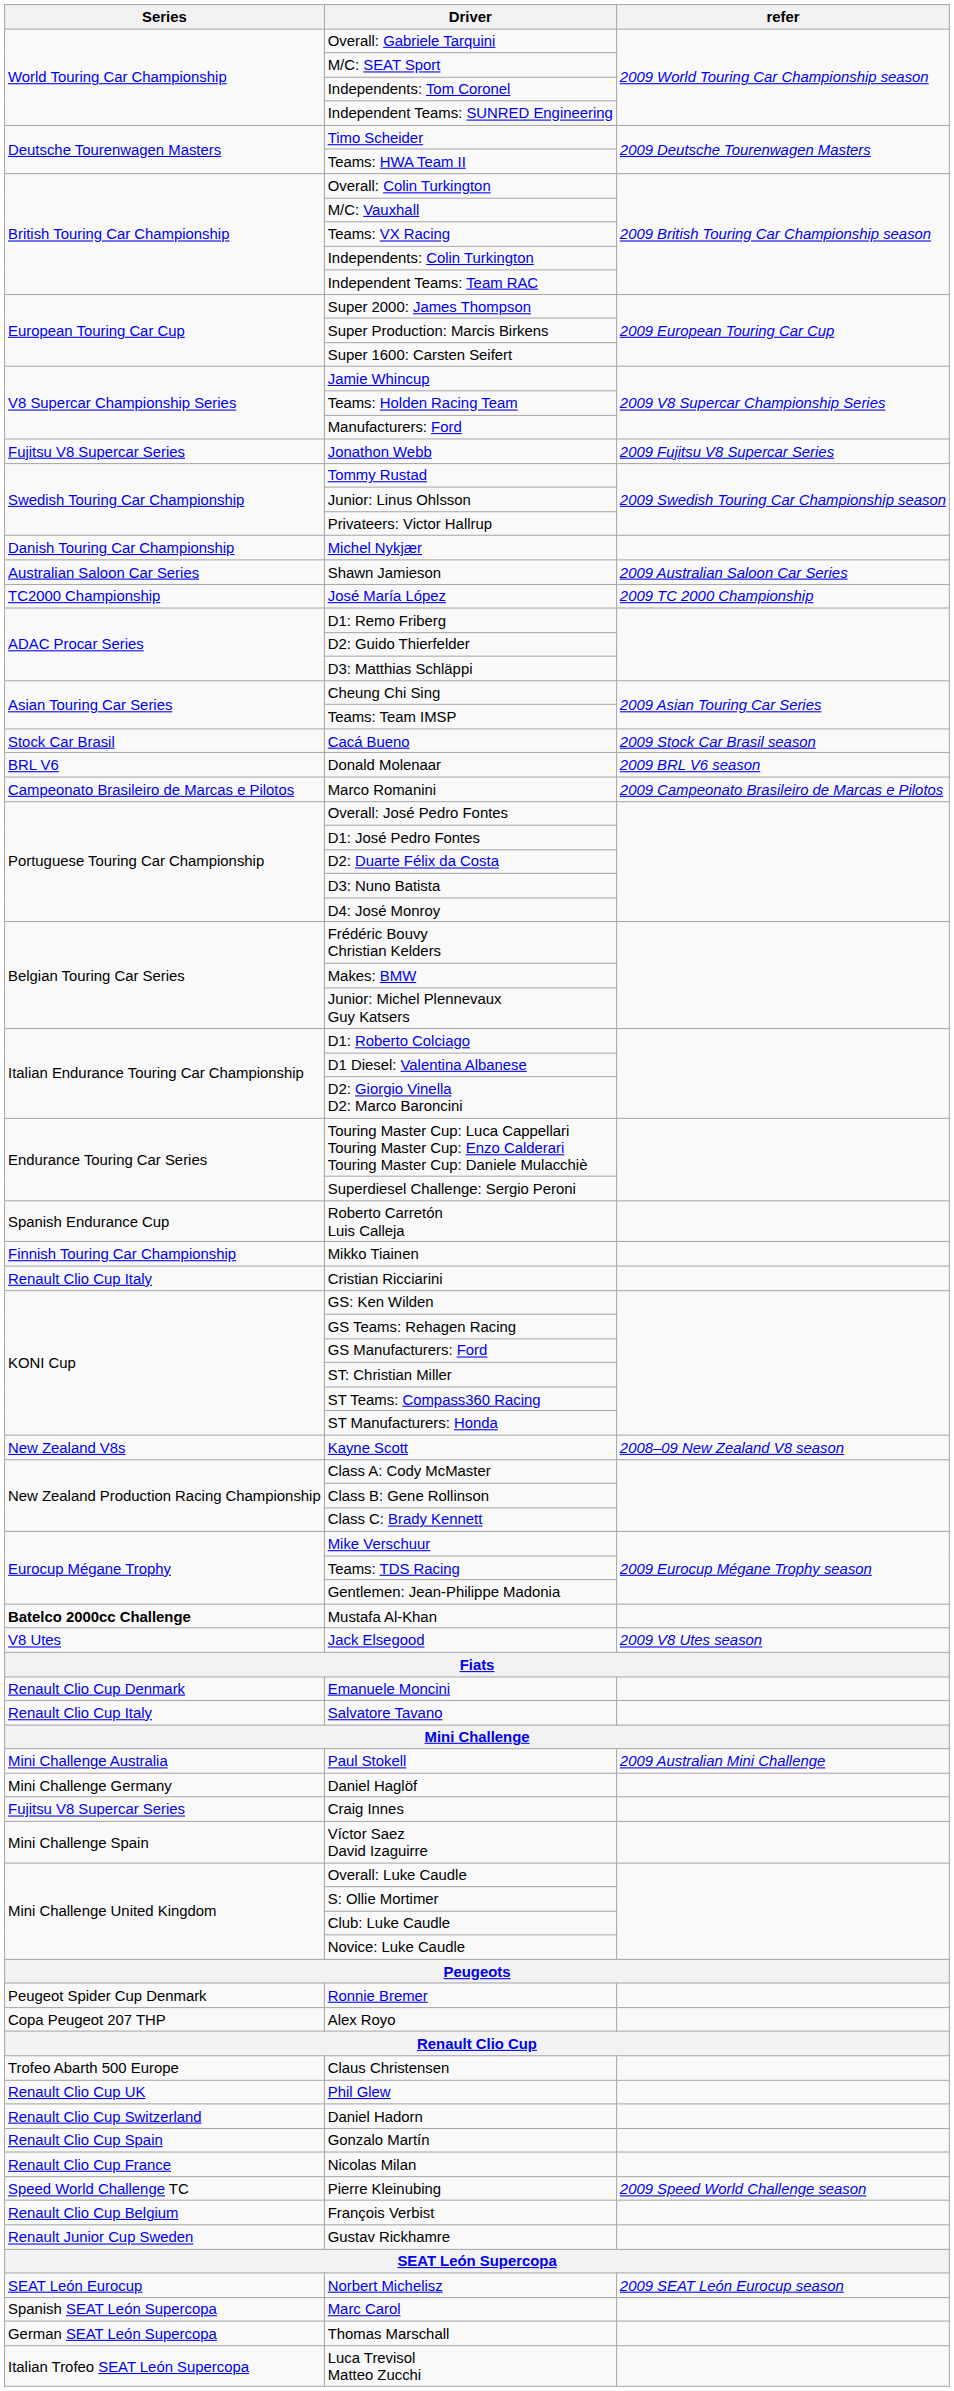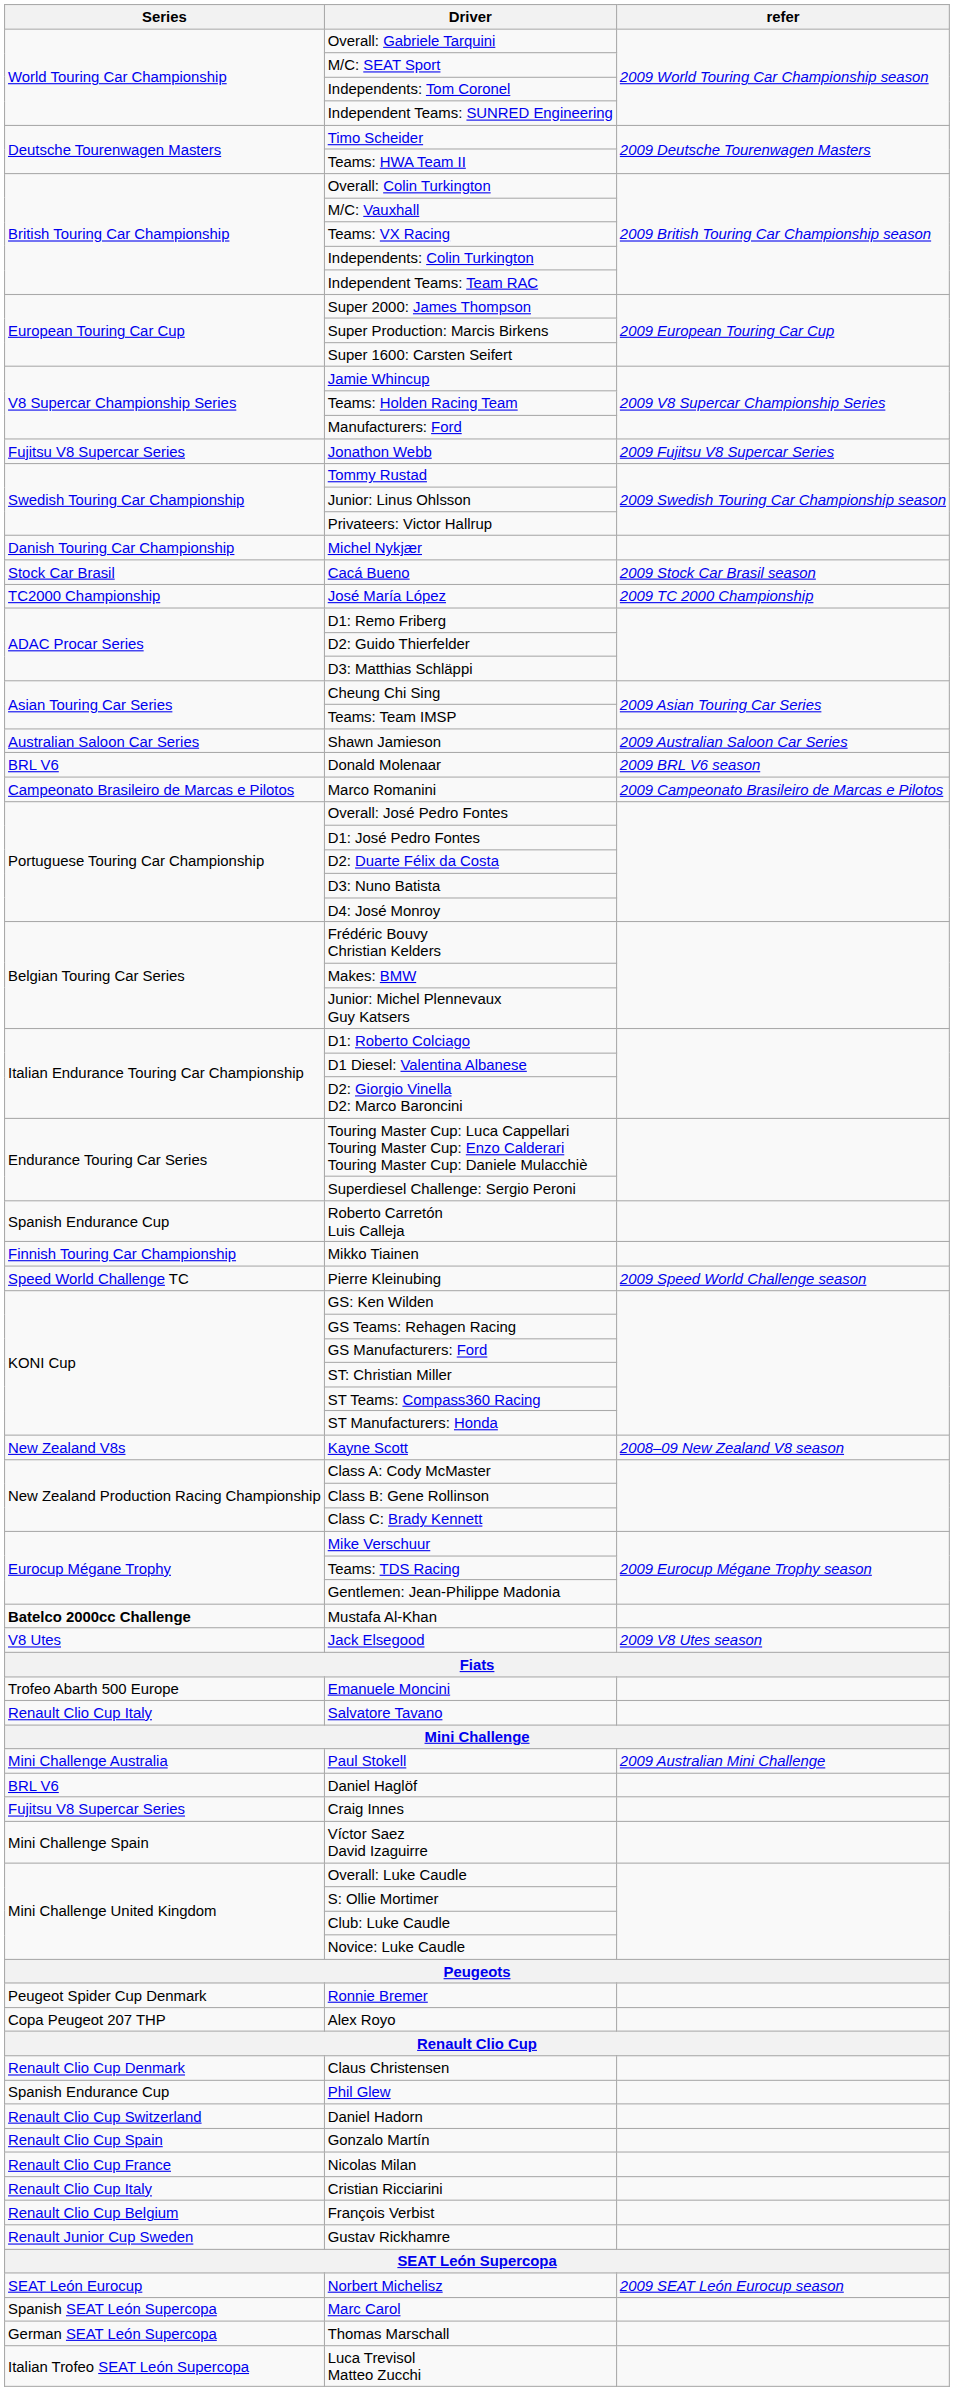rows swapped: (369, 741) <-> (384, 572)
rows swapped: (384, 2188) <-> (385, 1278)
(97, 1688) Renault Clio Cup Denmark -> (93, 1688) Trofeo Abarth 500 Europe
(90, 1785) Mini Challenge Germany -> (33, 1785) BRL V6
(93, 2068) Trofeo Abarth 500 Europe -> (97, 2068) Renault Clio Cup Denmark
(77, 2092) Renault Clio Cup UK -> (89, 2092) Spanish Endurance Cup
